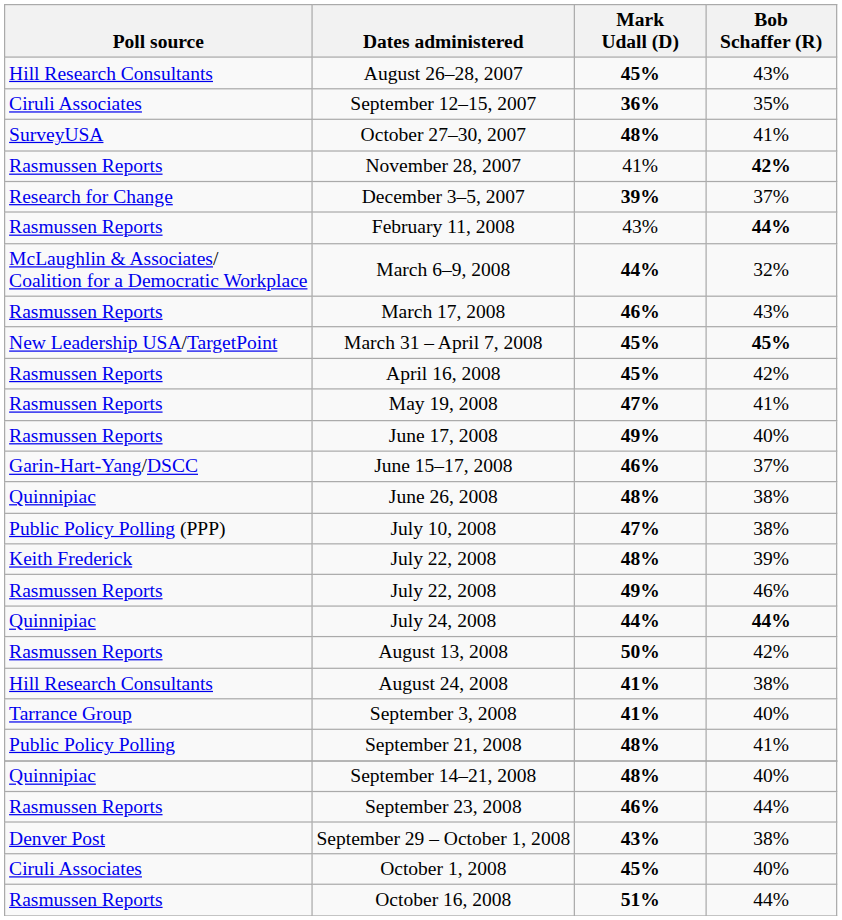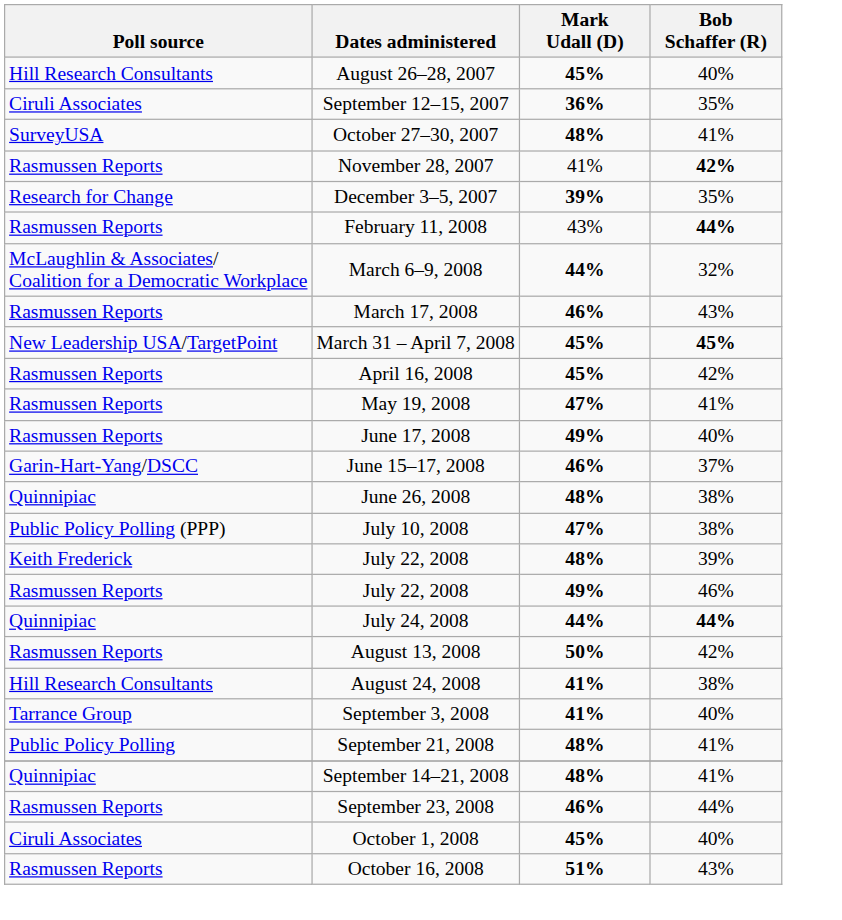(771, 72) 43% -> (716, 72) 40%
(771, 196) 37% -> (716, 196) 35%
(771, 775) 40% -> (716, 775) 41%
- row: (57, 837)
(771, 899) 44% -> (716, 868) 43%
